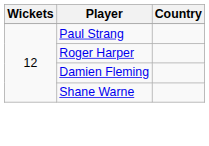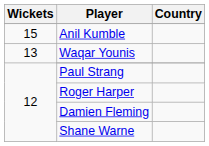+ row: (30, 33)
+ row: (30, 53)
